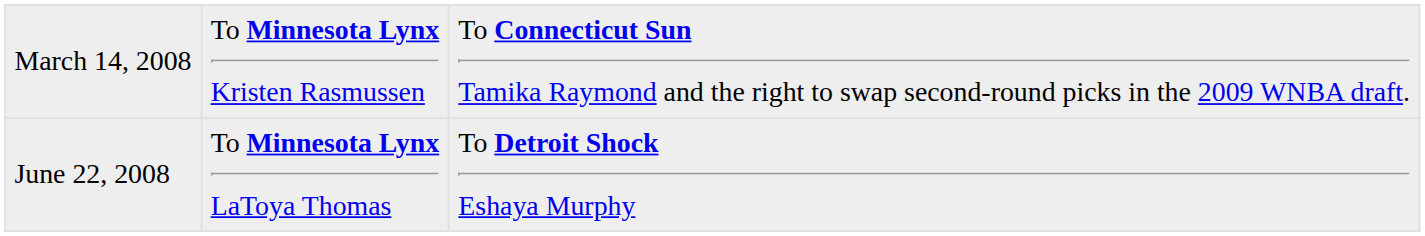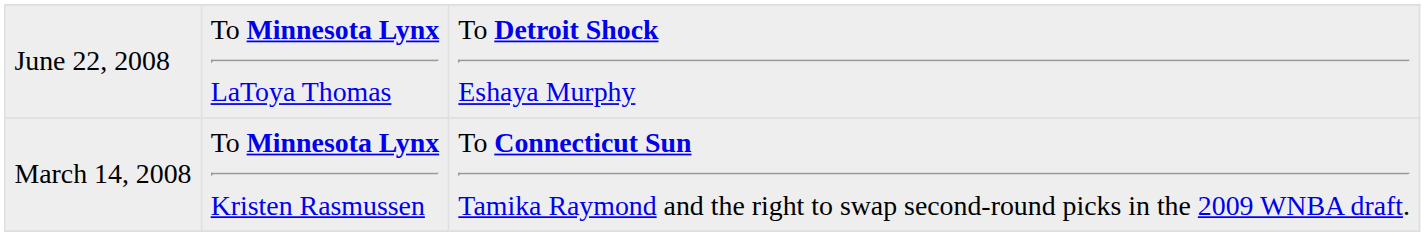rows swapped: (103, 61) <-> (92, 174)
